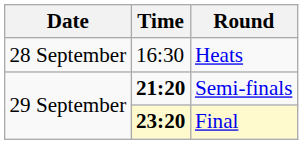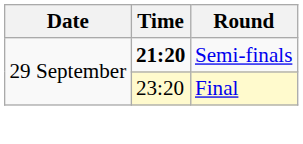- row: (219, 54)
(161, 121) bold -> (160, 88) normal
